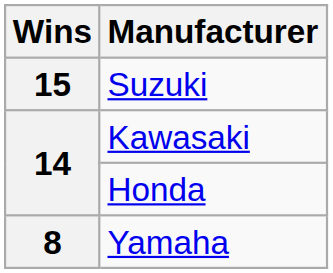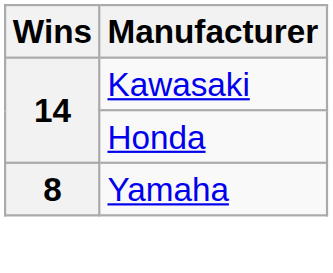- row: (157, 84)
